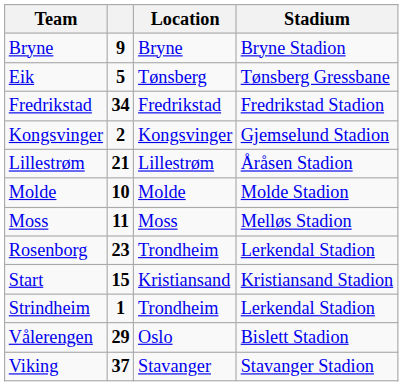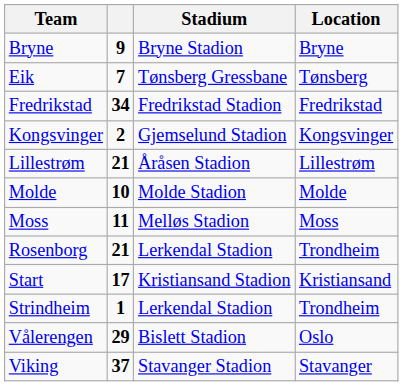columns swapped: (185, 18) <-> (317, 18)
(121, 76) 5 -> (121, 76) 7
(121, 250) 23 -> (121, 250) 21
(121, 279) 15 -> (121, 279) 17
